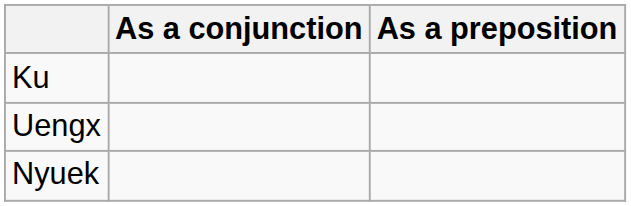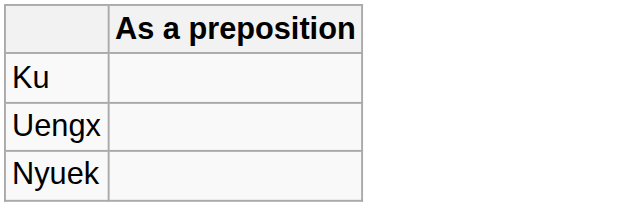- column: (239, 28)
